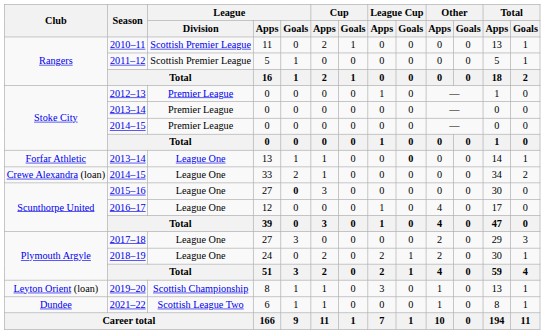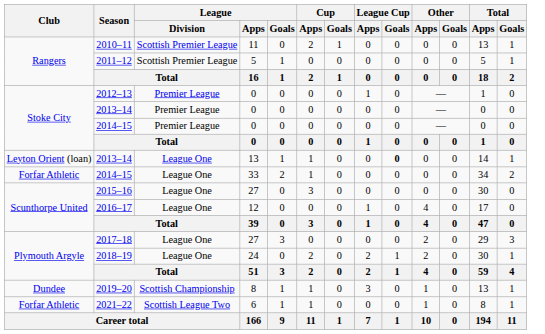(56, 158) Forfar Athletic -> (49, 158) Leyton Orient (loan)
(56, 175) Crewe Alexandra (loan) -> (49, 175) Forfar Athletic
(296, 191) bold -> (282, 191) normal
(56, 288) Leyton Orient (loan) -> (49, 288) Dundee
(56, 304) Dundee -> (49, 304) Forfar Athletic
